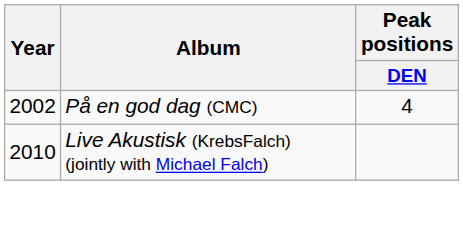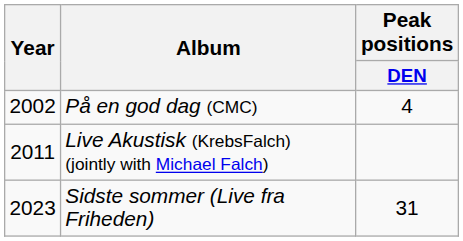(33, 151) 2010 -> (33, 151) 2011
+ row: (175, 208)
